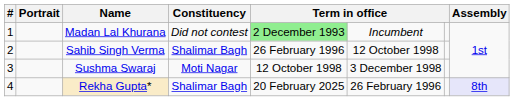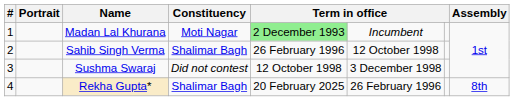(209, 31) Did not contest -> (209, 31) Moti Nagar
(209, 68) Moti Nagar -> (209, 68) Did not contest
(479, 86) lavender background -> (479, 86) no background
